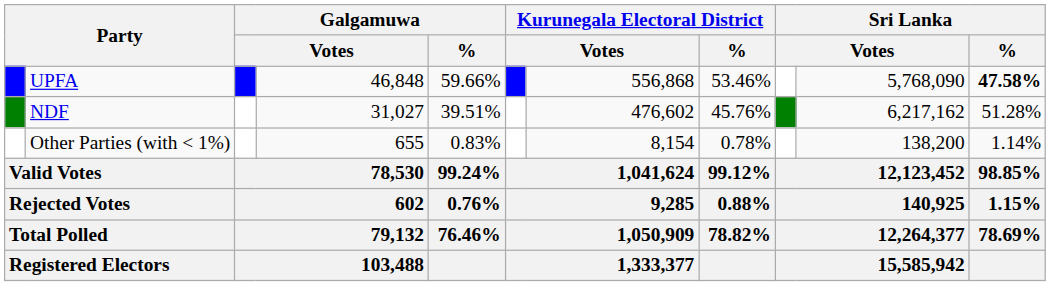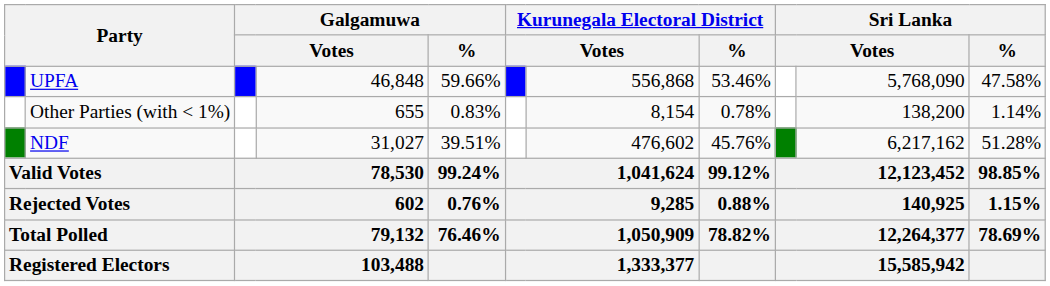(1010, 81) bold -> (1011, 81) normal
rows swapped: (49, 111) <-> (130, 142)
